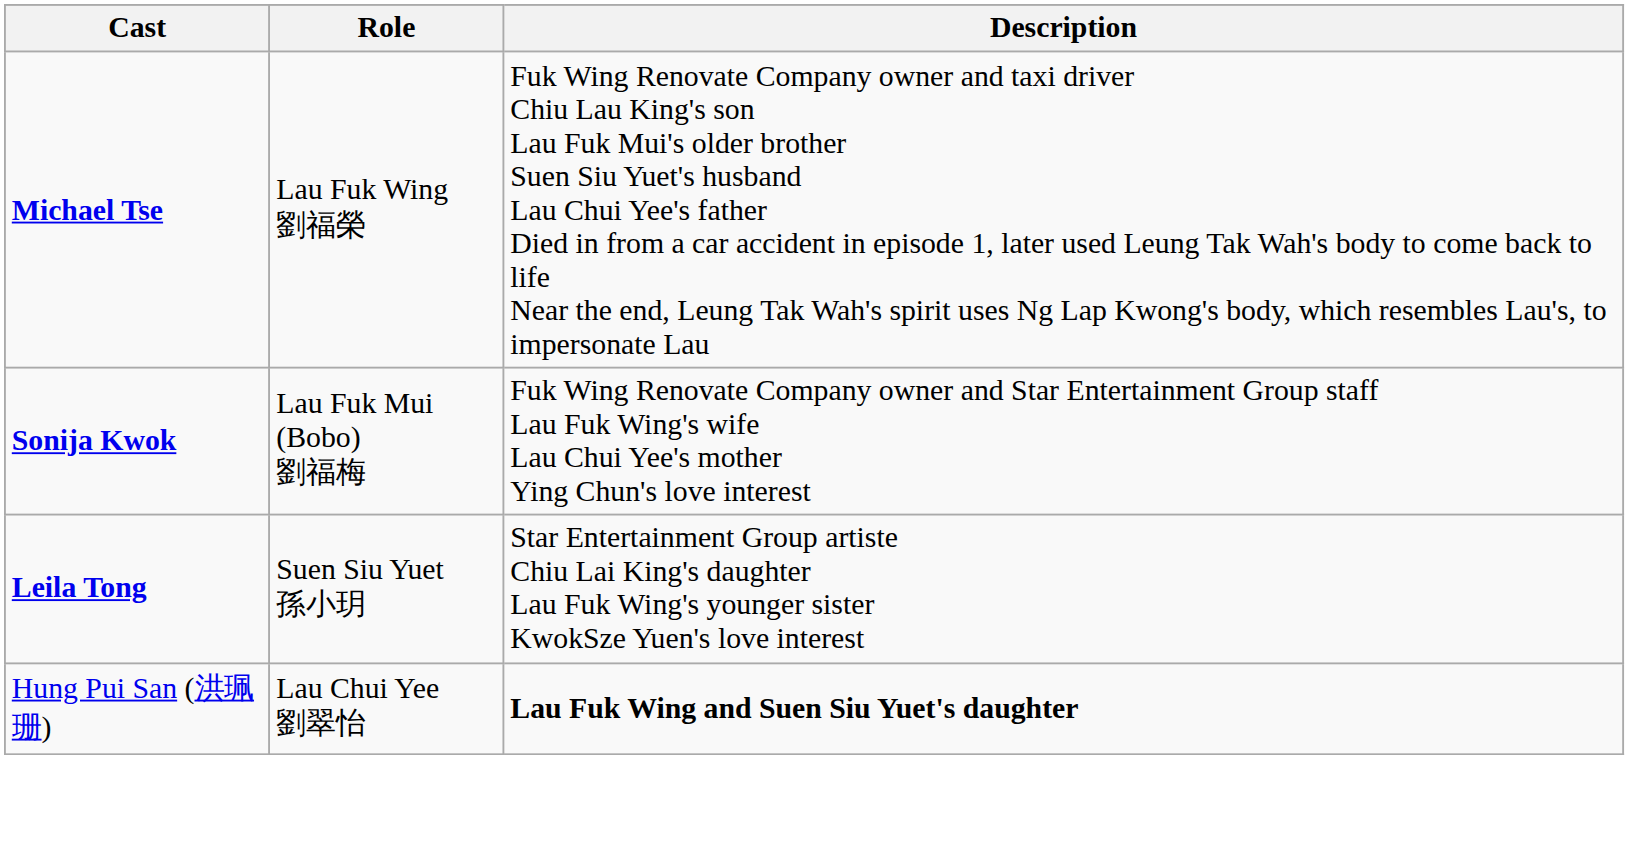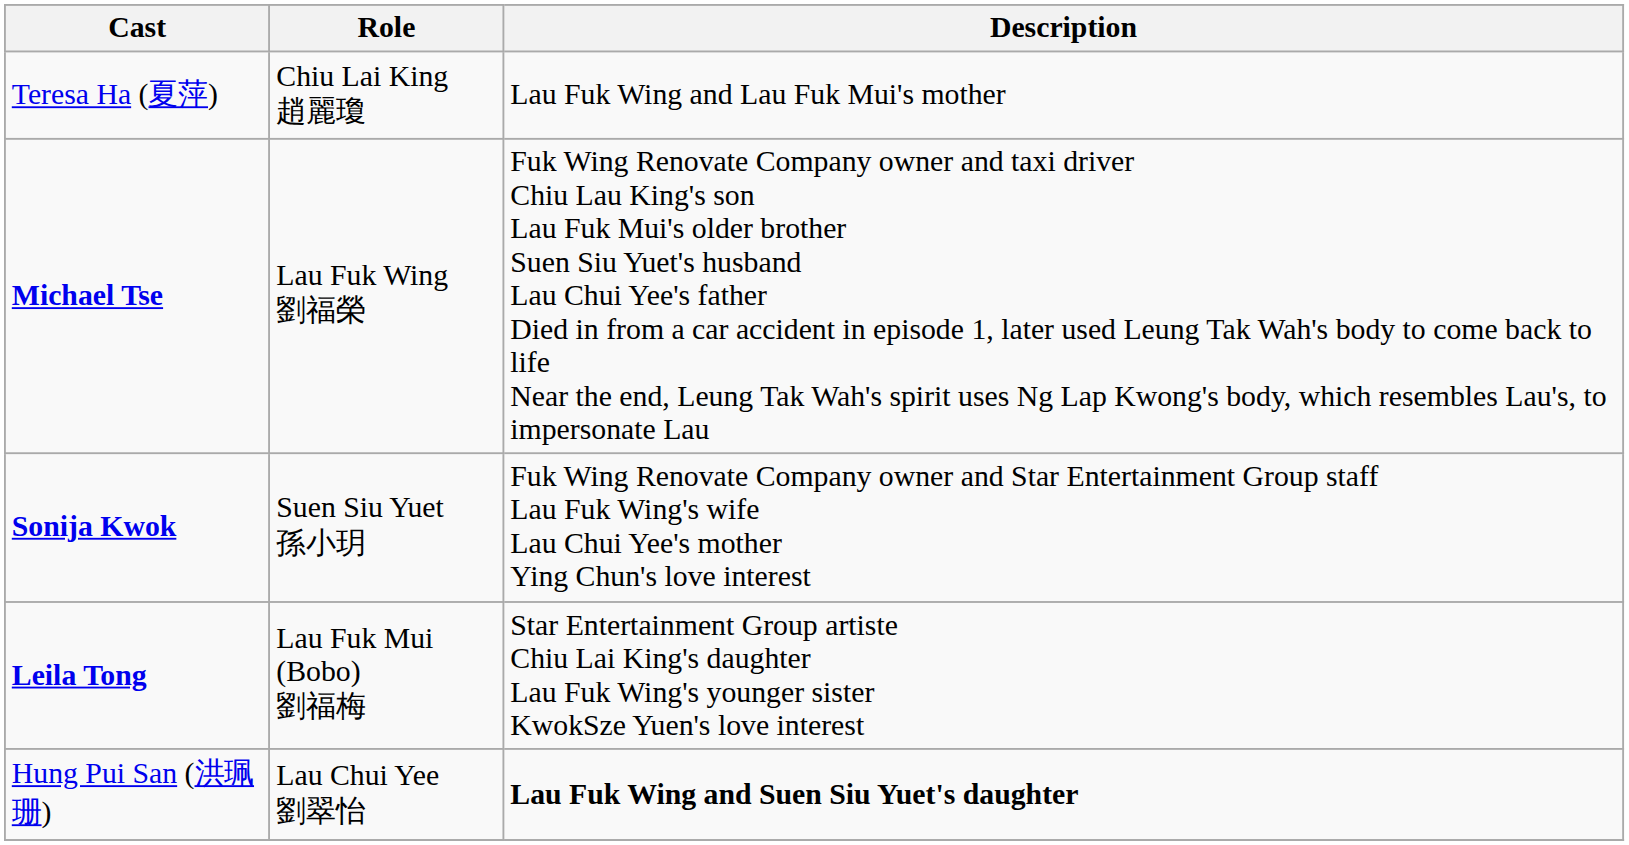+ row: (115, 93)
(355, 438) Lau Fuk Mui (Bobo) 劉福梅 -> (360, 524) Suen Siu Yuet 孫小玥
(360, 586) Suen Siu Yuet 孫小玥 -> (355, 672) Lau Fuk Mui (Bobo) 劉福梅
